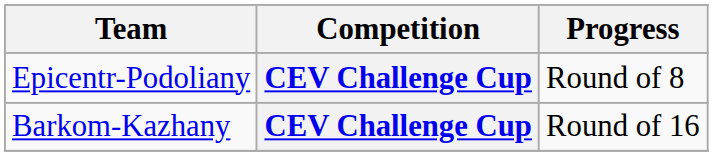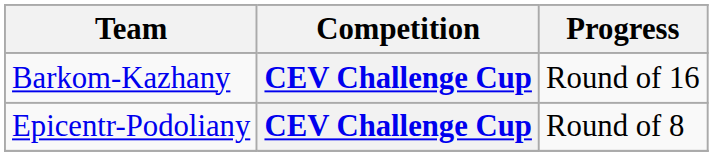rows swapped: (121, 126) <-> (131, 77)
